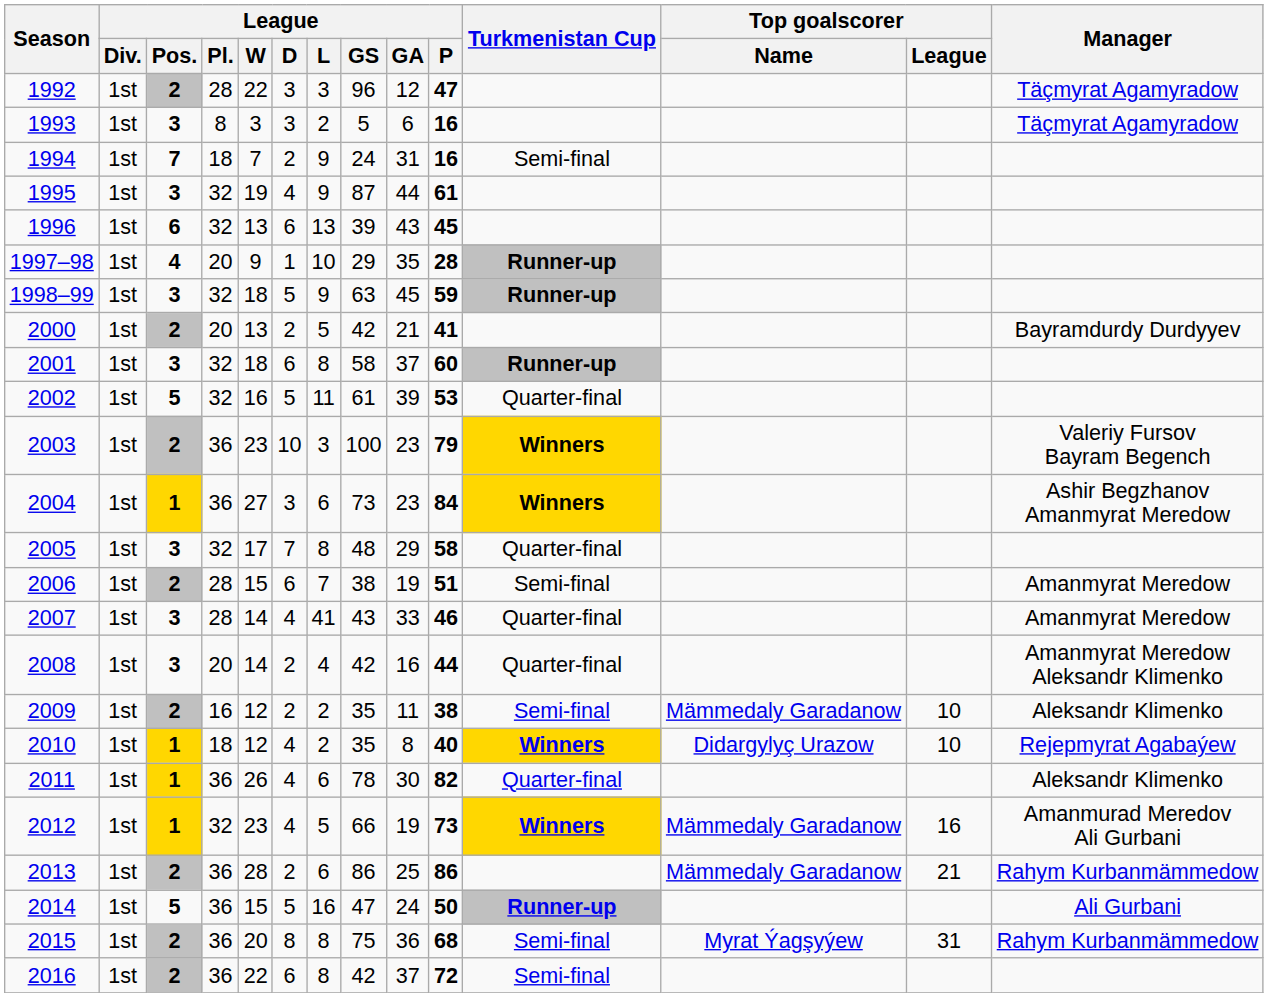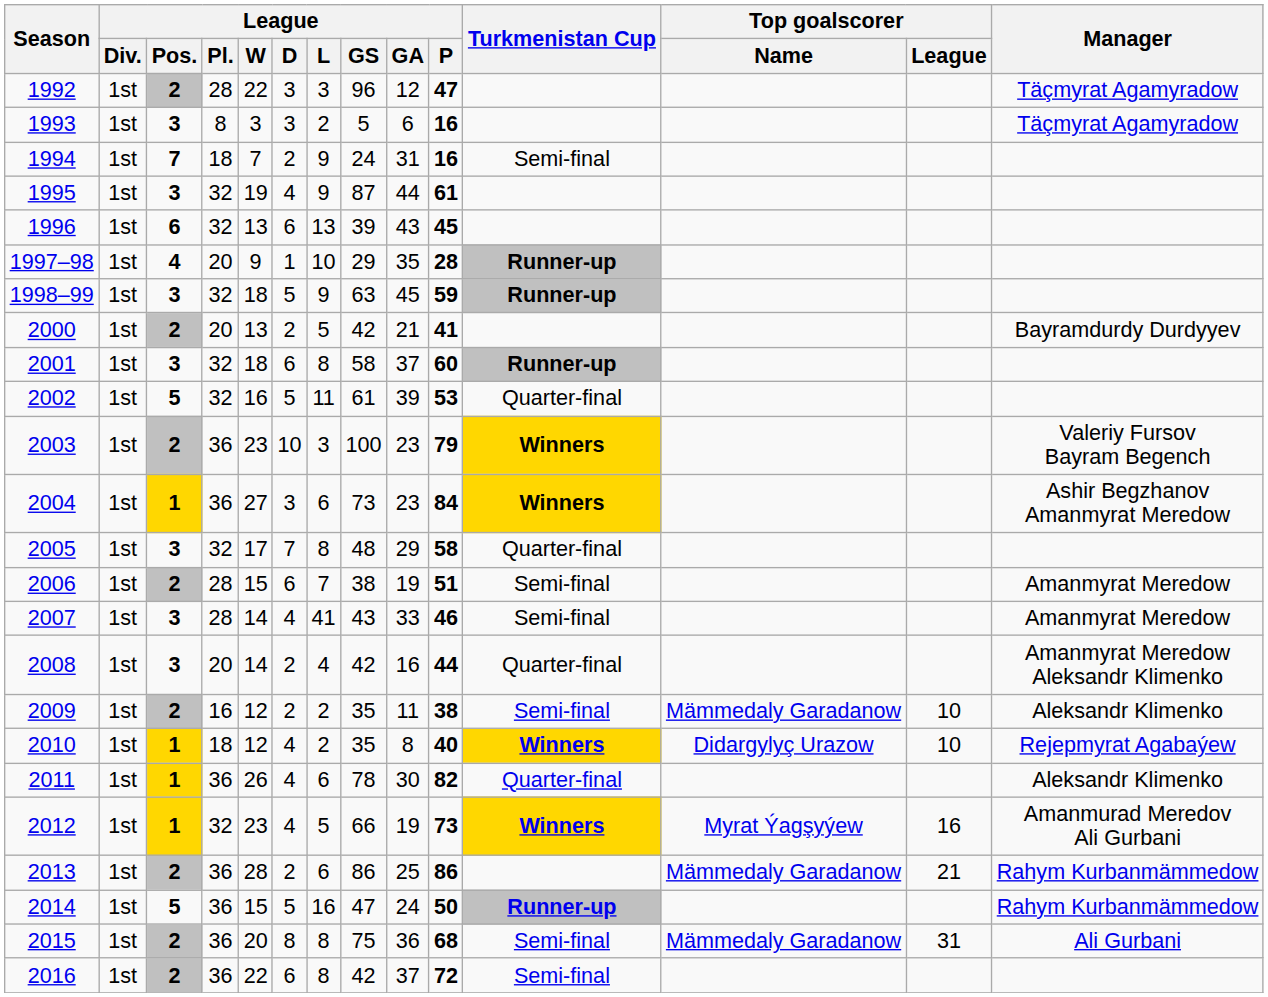(562, 618) Quarter-final -> (562, 618) Semi-final
(784, 826) Mämmedaly Garadanow -> (784, 826) Myrat Ýagşyýew
(1128, 906) Ali Gurbani -> (1128, 906) Rahym Kurbanmämmedow
(784, 940) Myrat Ýagşyýew -> (784, 940) Mämmedaly Garadanow
(1128, 940) Rahym Kurbanmämmedow -> (1128, 940) Ali Gurbani
